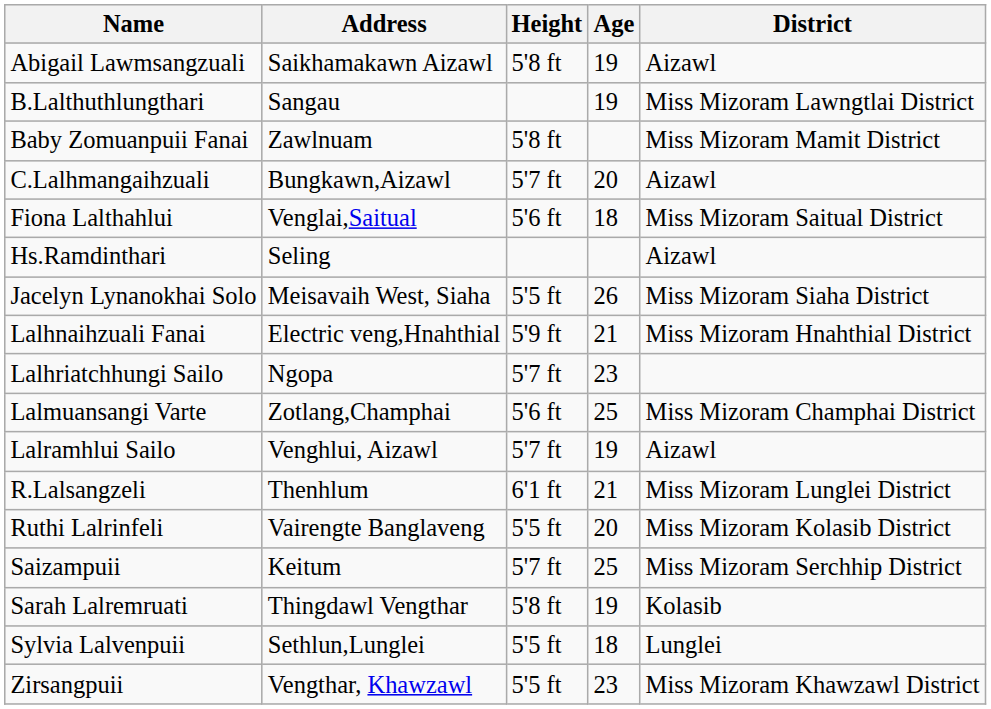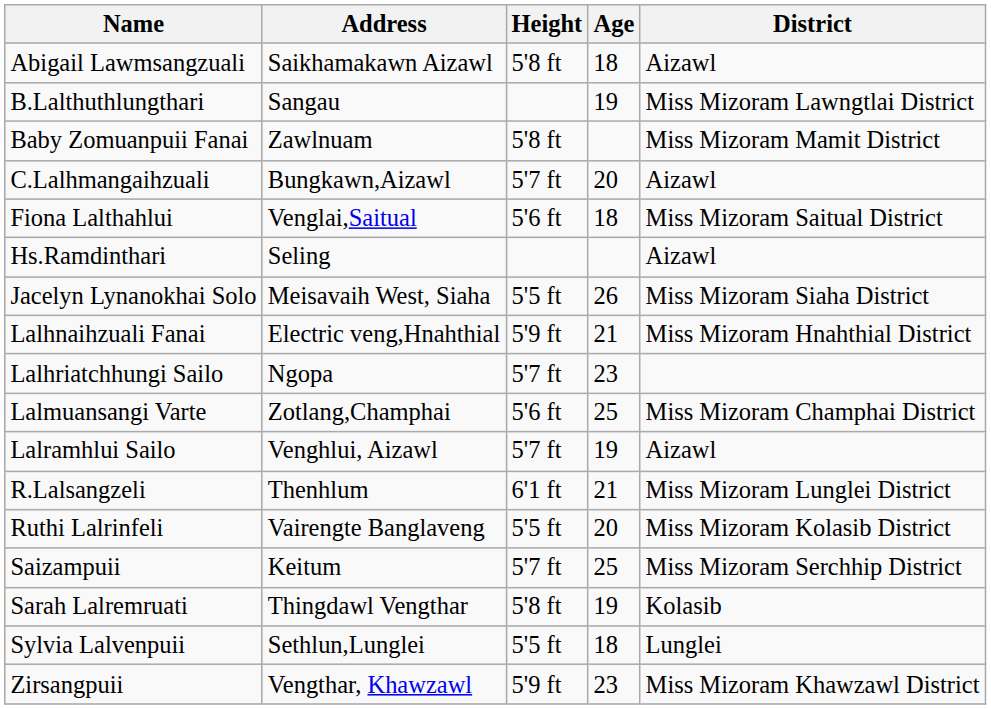(606, 62) 19 -> (606, 62) 18
(537, 683) 5'5 ft -> (537, 683) 5'9 ft
